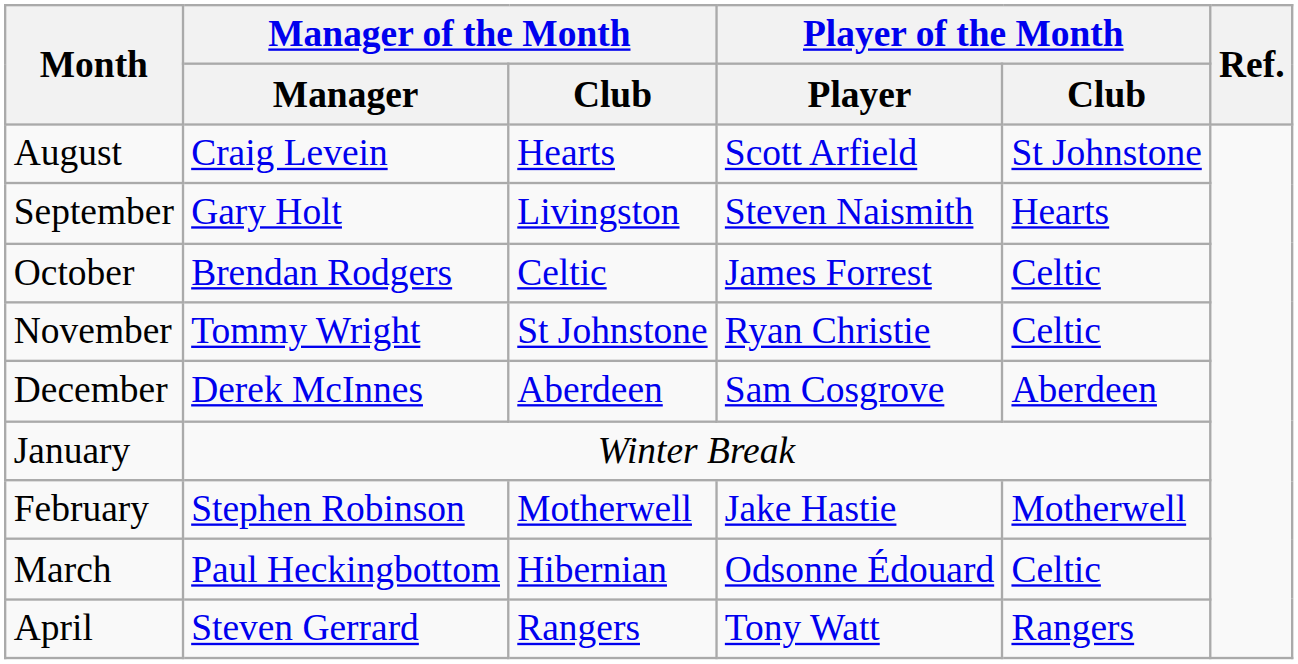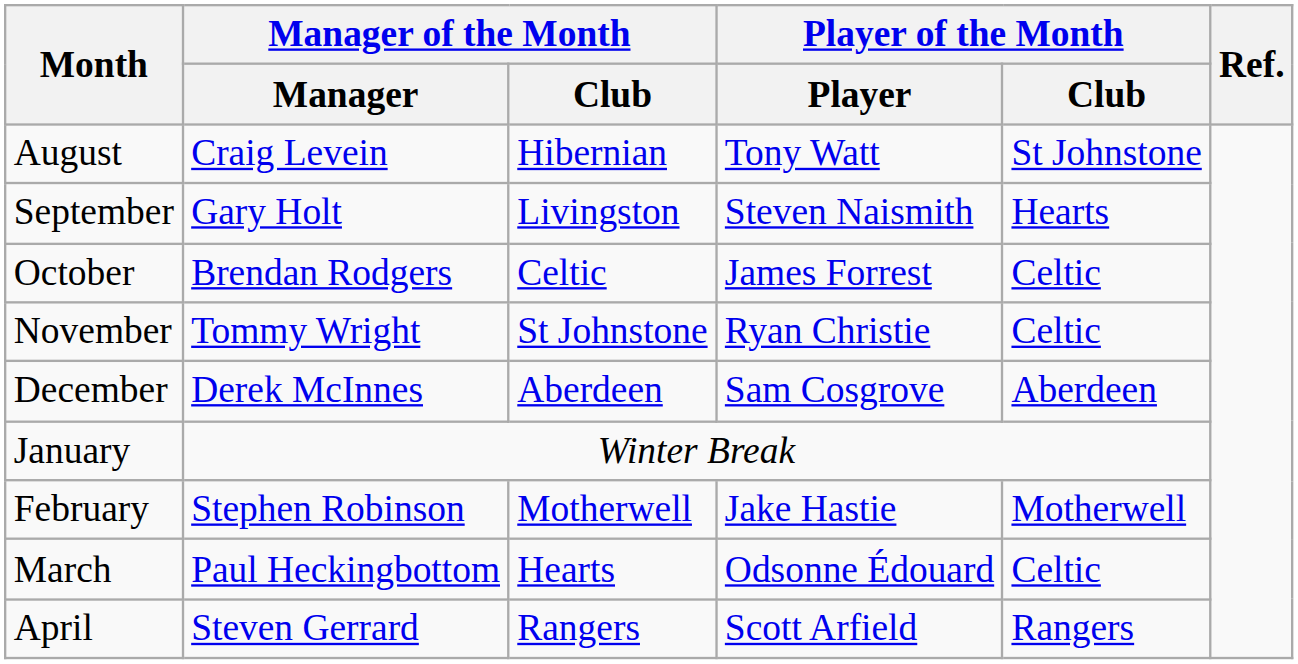(566, 152) Hearts -> (592, 152) Hibernian
(821, 152) Scott Arfield -> (802, 152) Tony Watt
(592, 568) Hibernian -> (566, 568) Hearts
(802, 627) Tony Watt -> (821, 627) Scott Arfield
